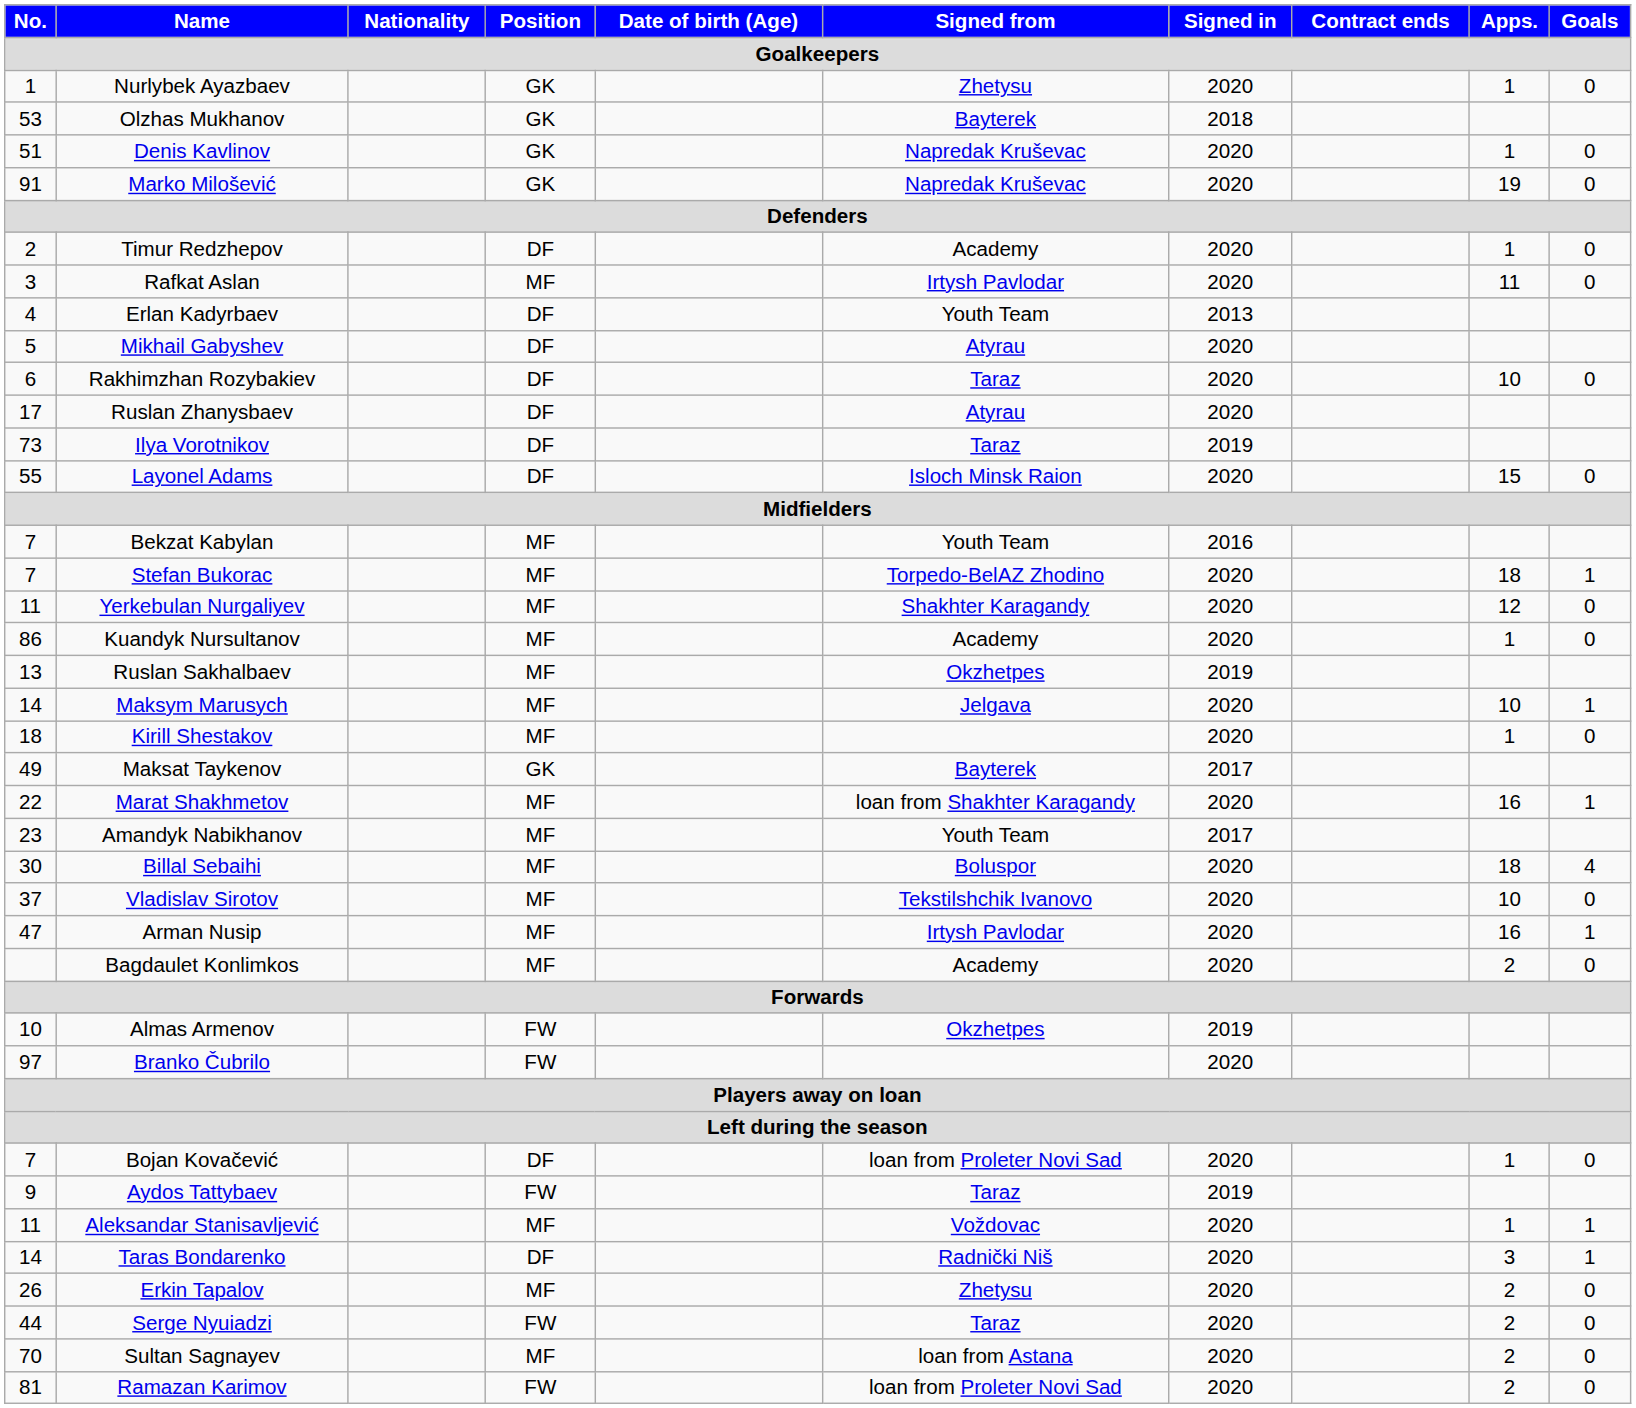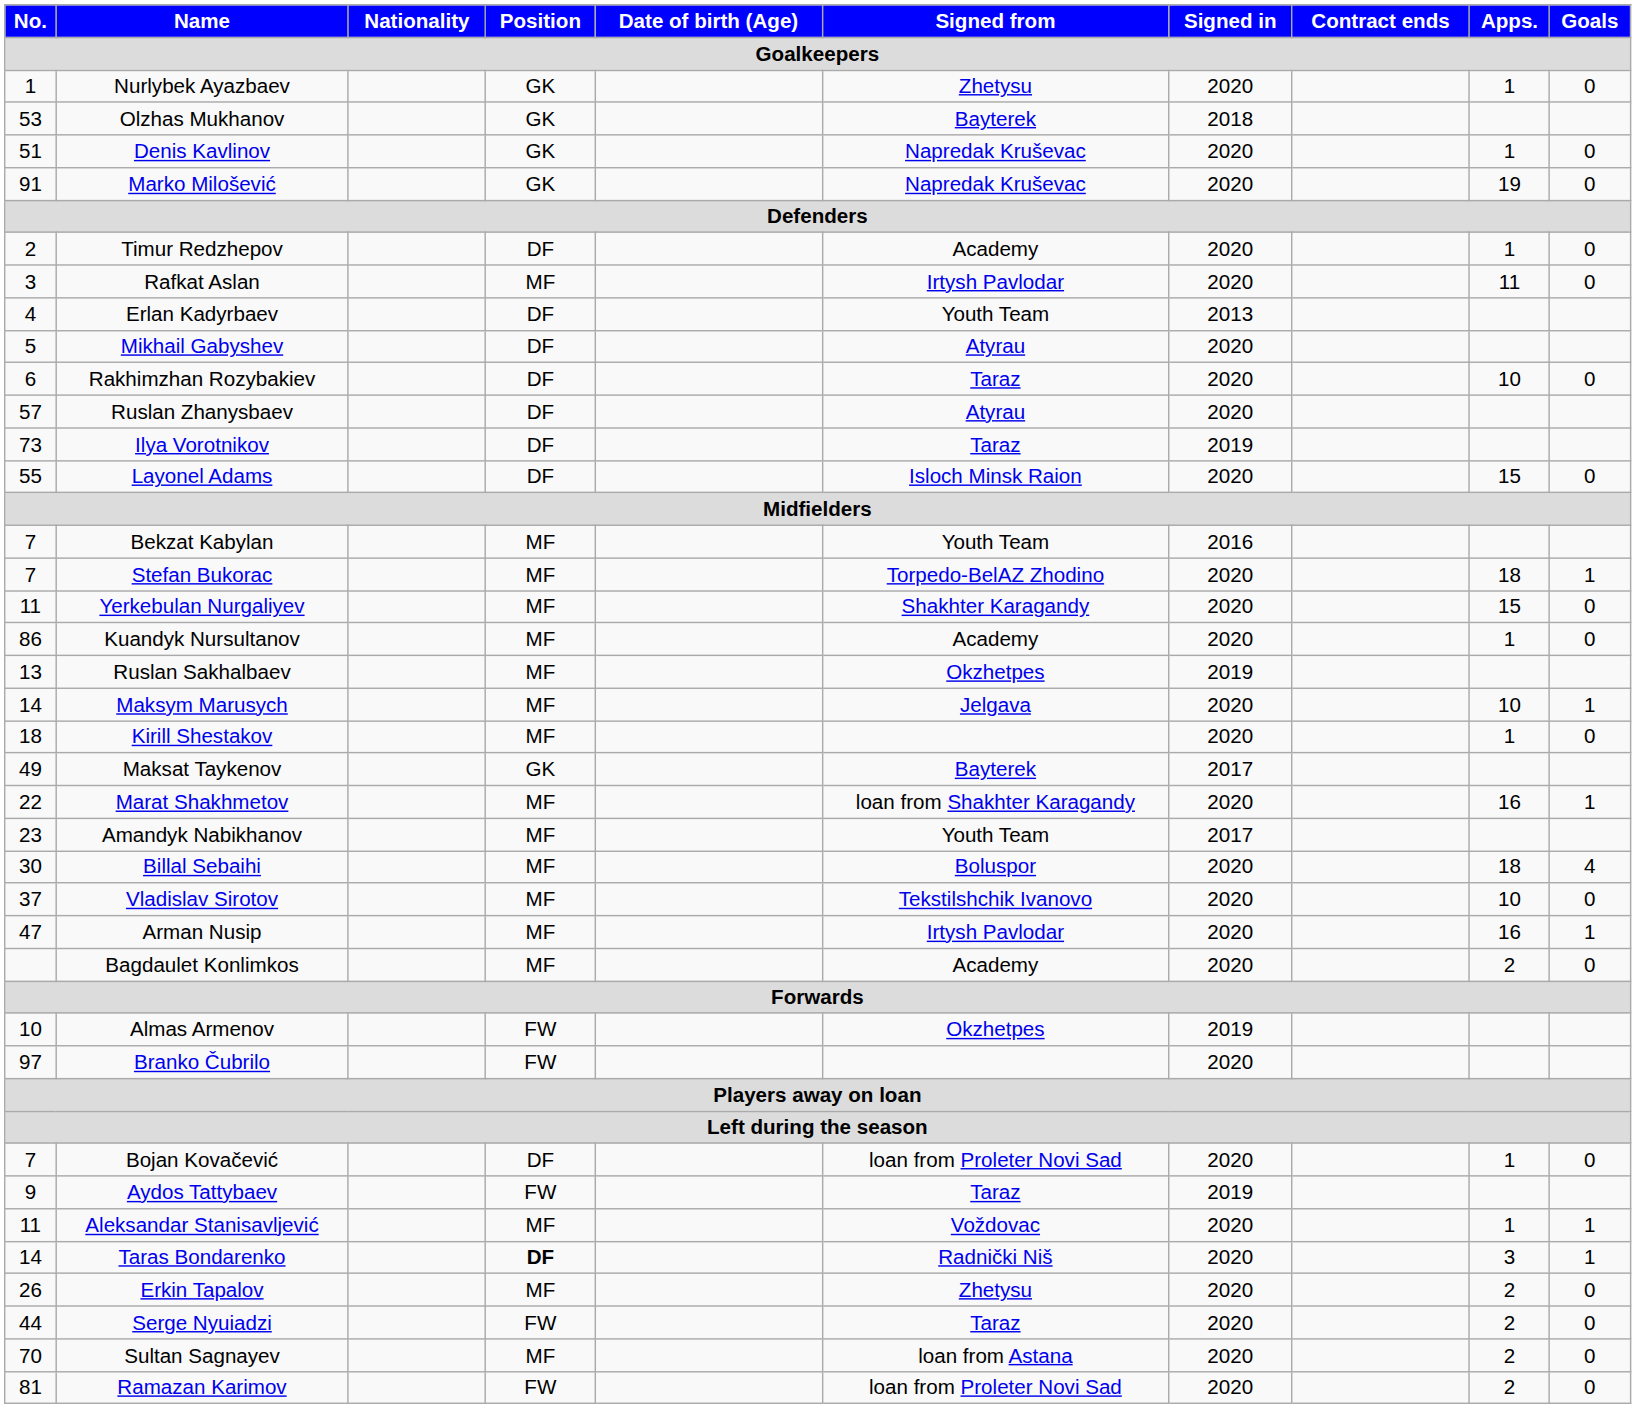(30, 412) 17 -> (30, 412) 57
(1510, 607) 12 -> (1510, 607) 15
(540, 1258) normal -> (540, 1258) bold
